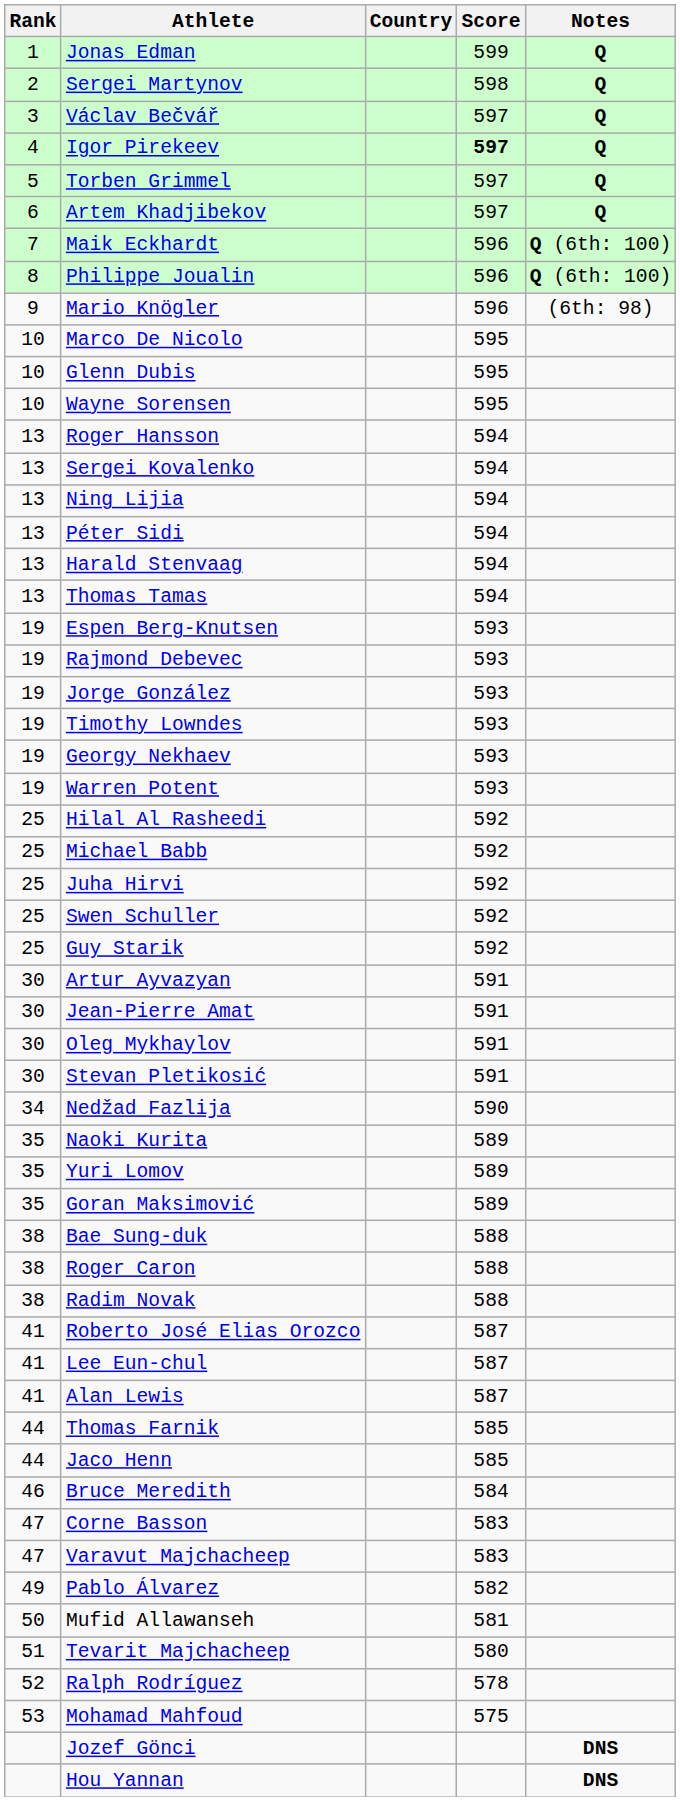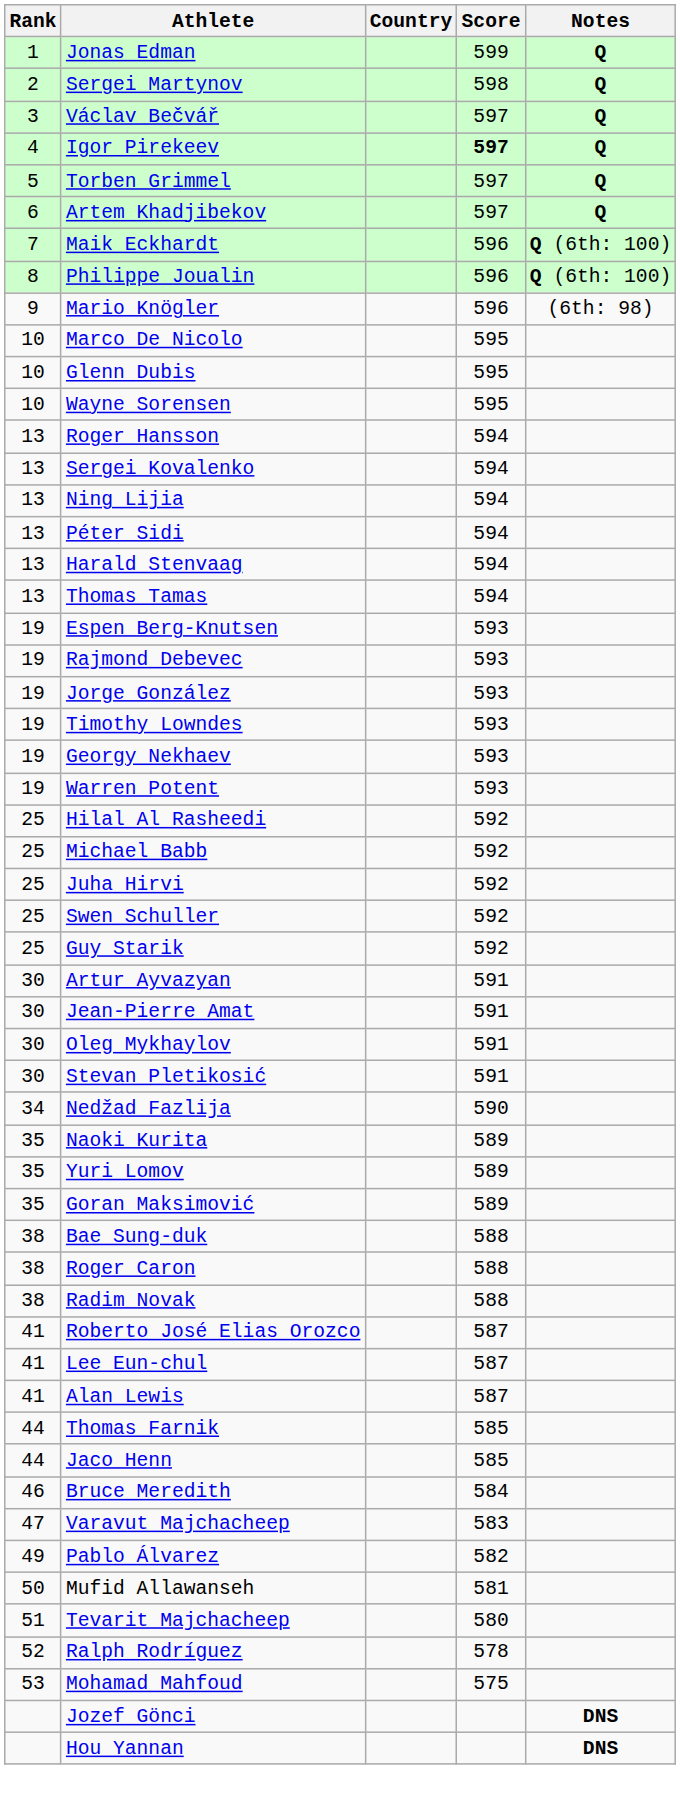- row: (137, 1524)
